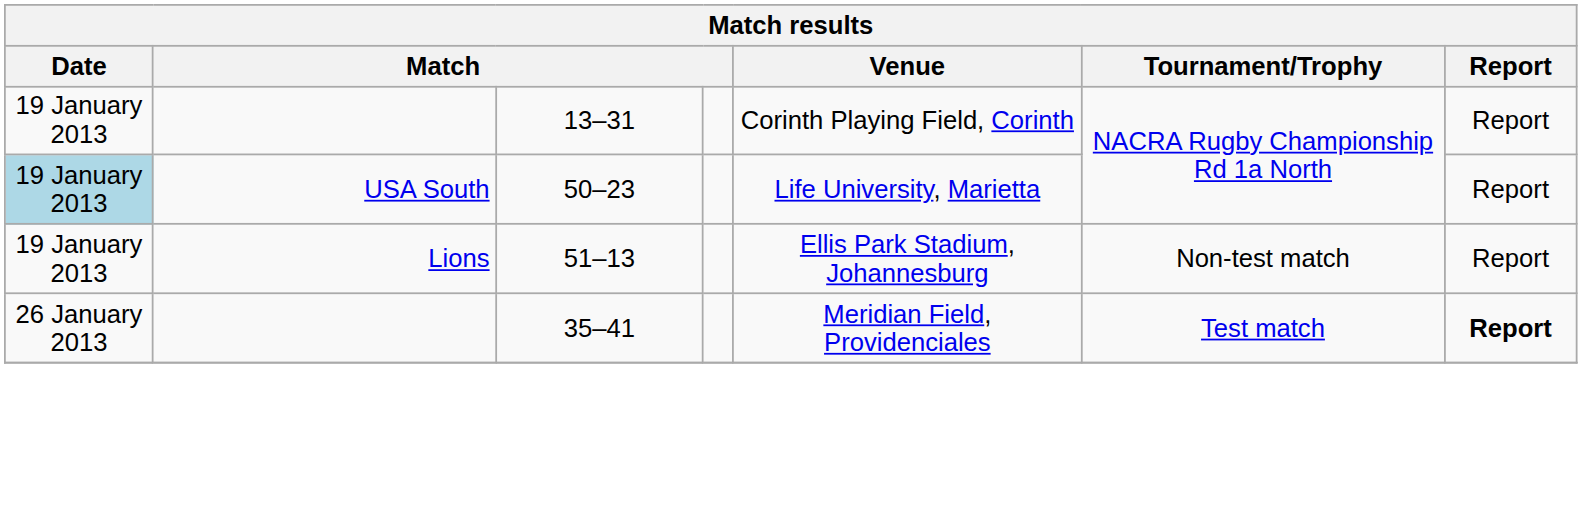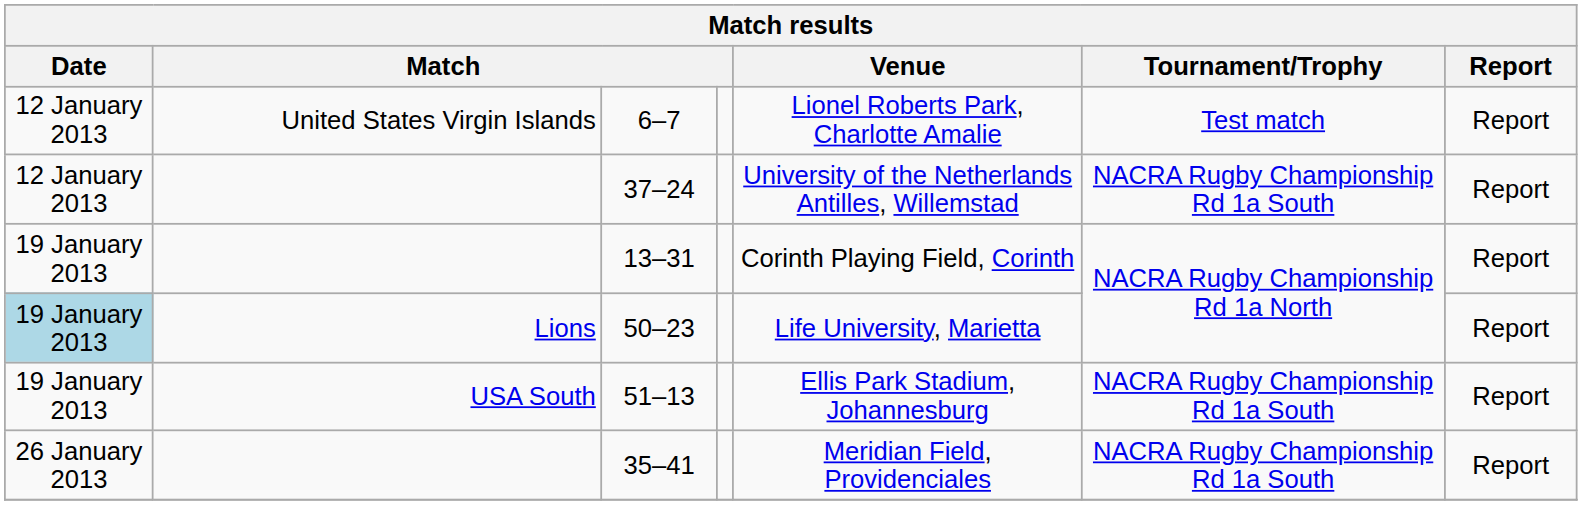+ row: (659, 121)
+ row: (659, 190)
(427, 190) USA South -> (565, 328) Lions
(459, 259) Lions -> (533, 397) USA South
(1263, 259) Non-test match -> (1263, 397) NACRA Rugby Championship Rd 1a South
(1263, 328) Test match -> (1263, 466) NACRA Rugby Championship Rd 1a South
(1511, 328) bold -> (1511, 466) normal
